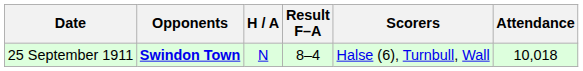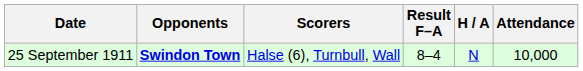columns swapped: (263, 24) <-> (413, 24)
(536, 54) 10,018 -> (536, 54) 10,000
